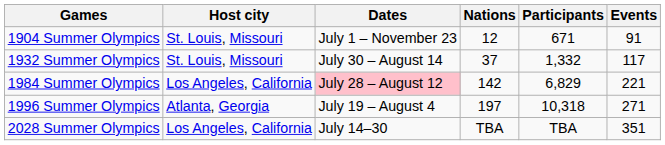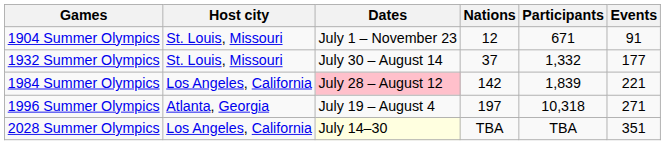(634, 60) 117 -> (634, 60) 177
(563, 83) 6,829 -> (563, 83) 1,839
(353, 128) no background -> (353, 128) lightyellow background
